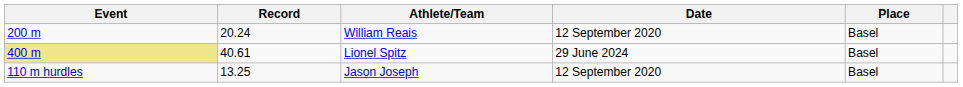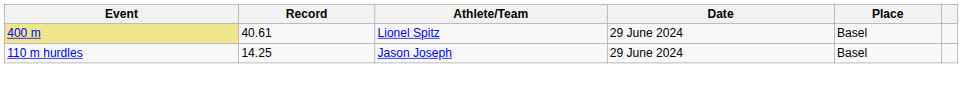- row: (381, 33)
(235, 72) 13.25 -> (256, 52) 14.25
(608, 72) 12 September 2020 -> (646, 52) 29 June 2024
